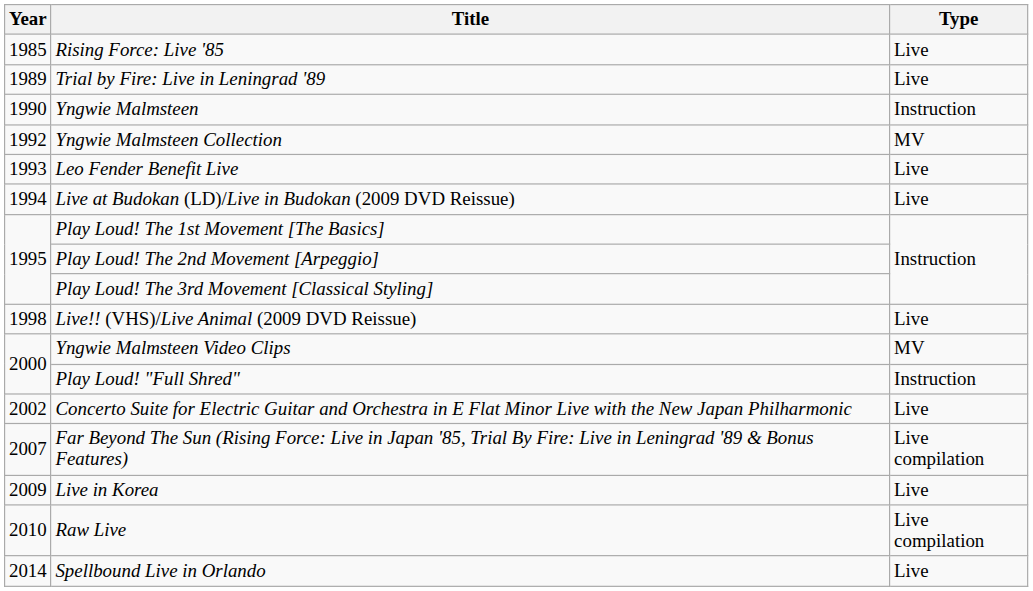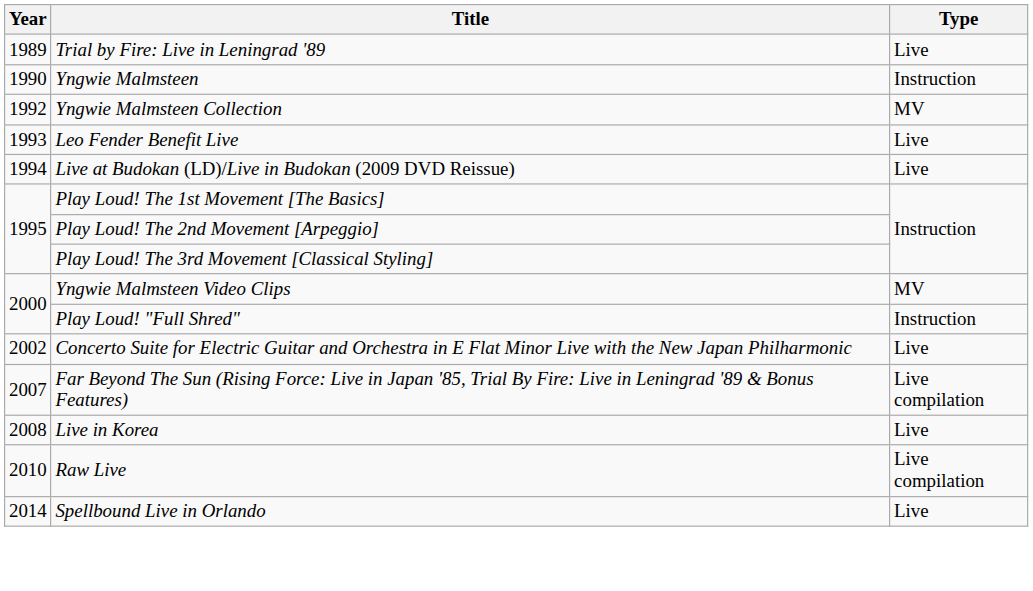- row: (140, 49)
- row: (236, 318)
(28, 489) 2009 -> (28, 429) 2008
